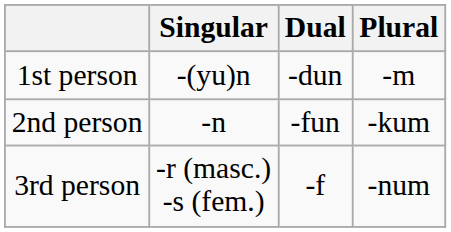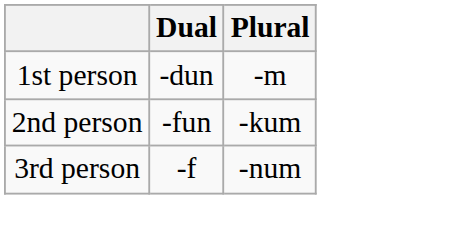- column: (214, 27)
